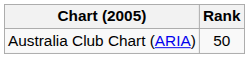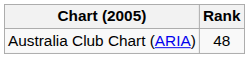(222, 41) 50 -> (222, 41) 48
